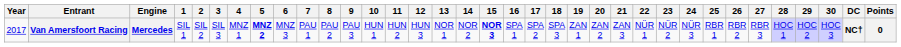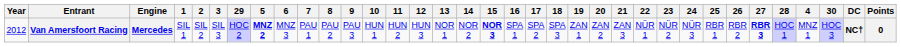columns swapped: (239, 11) <-> (807, 11)
(16, 30) 2017 -> (16, 30) 2012
(760, 30) normal -> (761, 30) bold
